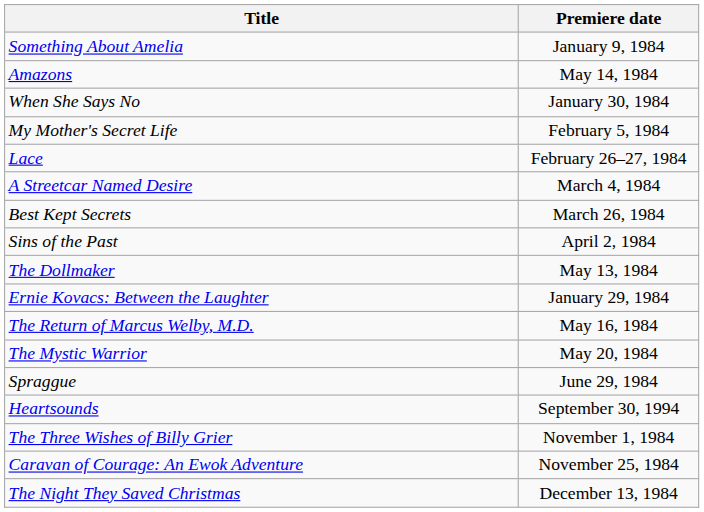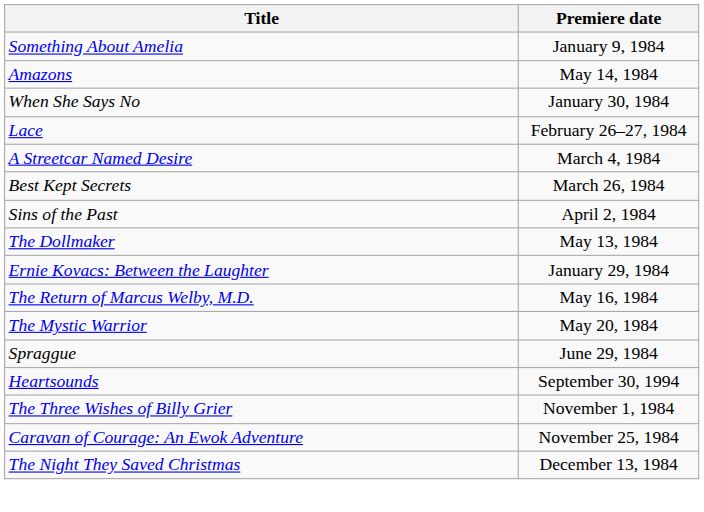- row: (93, 130)
